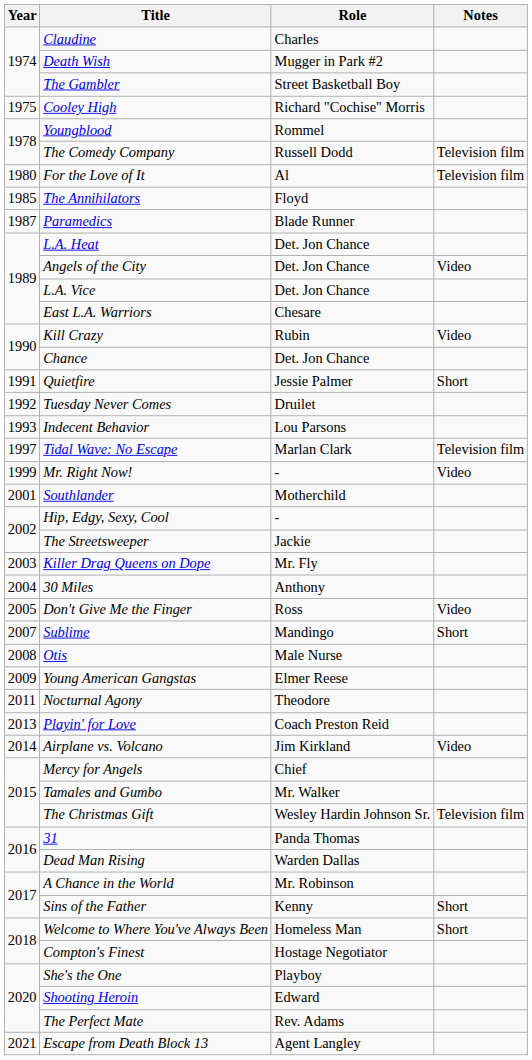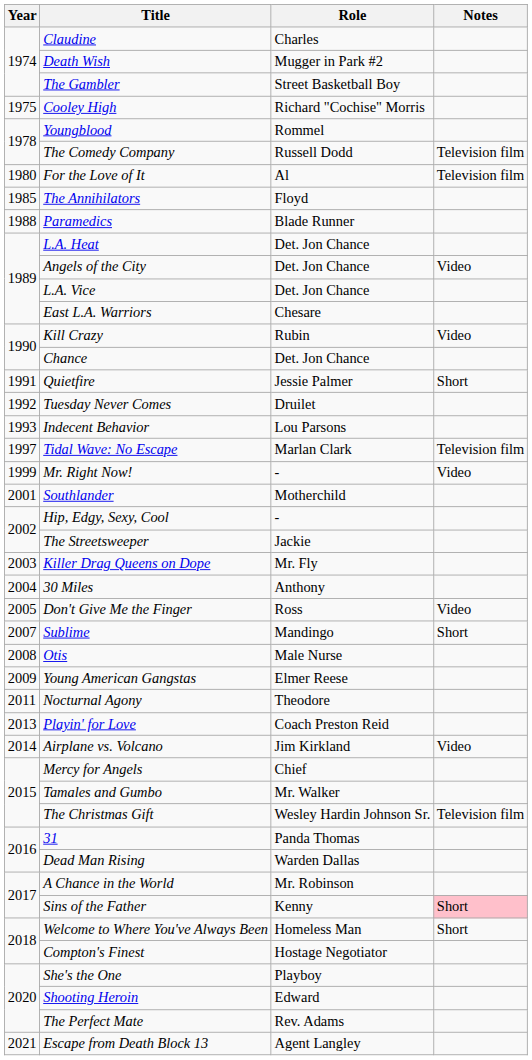(22, 221) 1987 -> (22, 221) 1988
(452, 906) no background -> (452, 906) pink background
